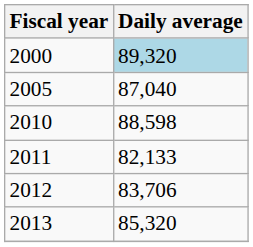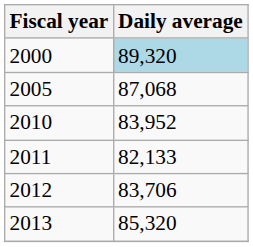(147, 88) 87,040 -> (147, 88) 87,068
(147, 122) 88,598 -> (147, 122) 83,952
